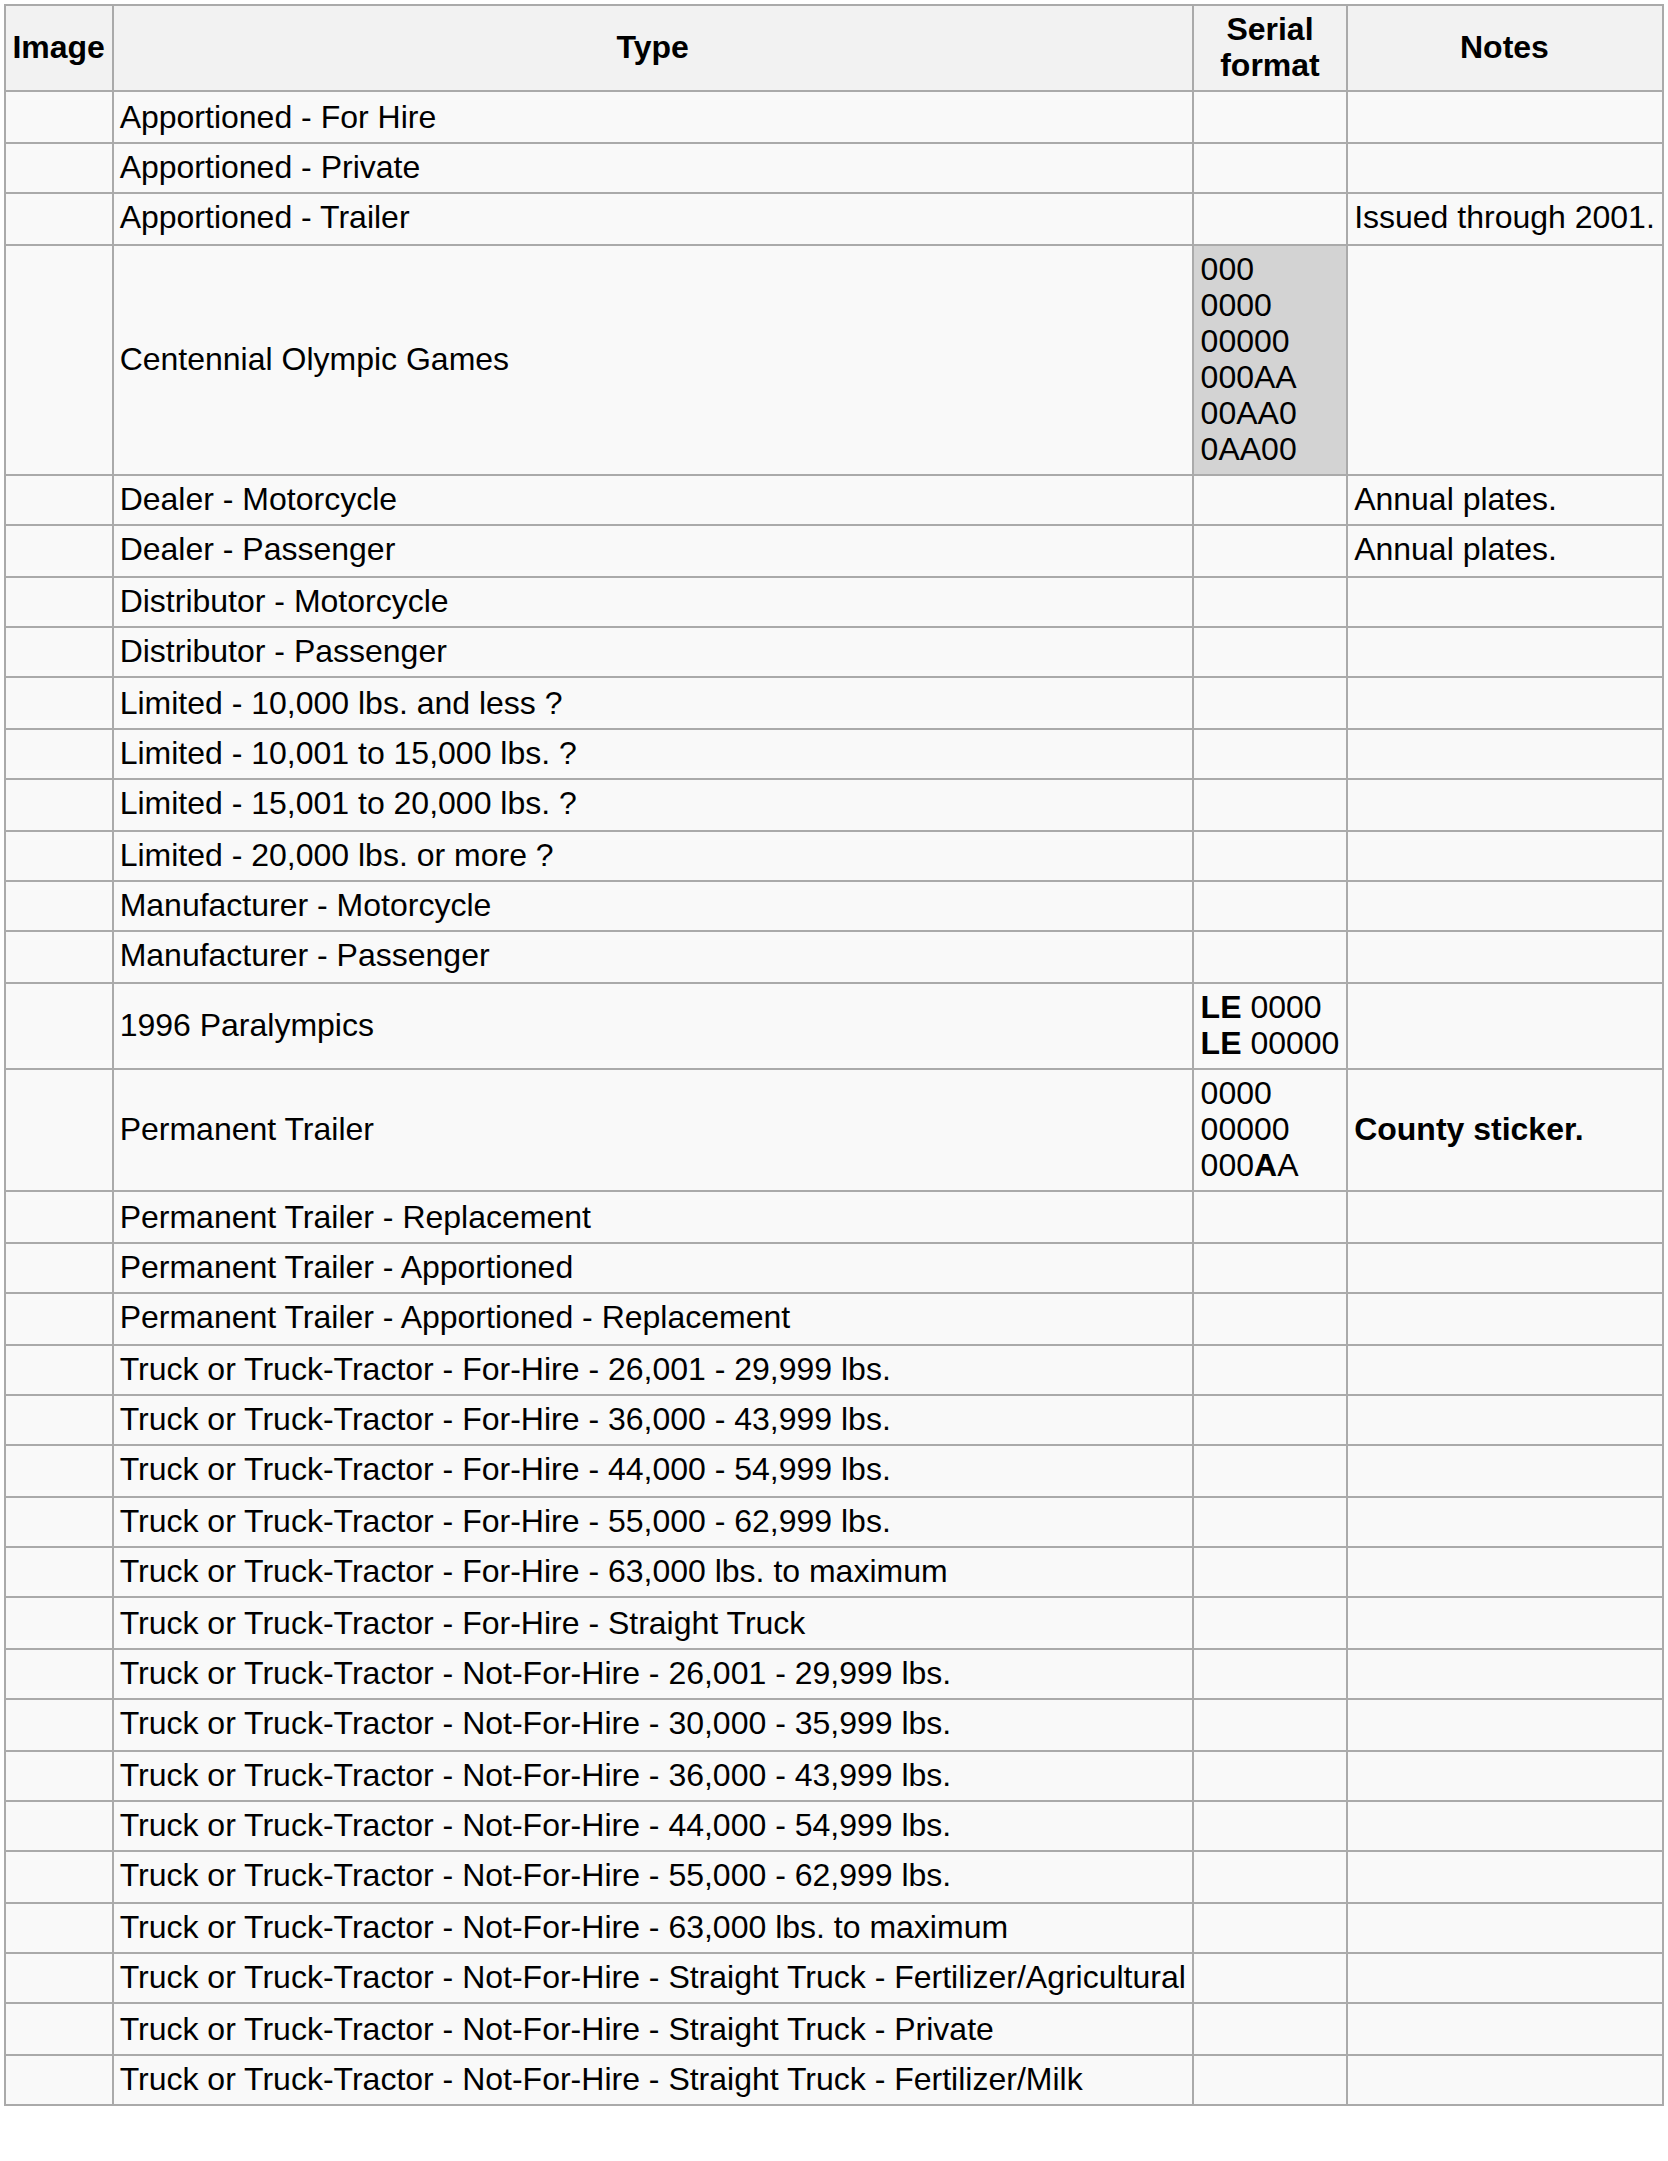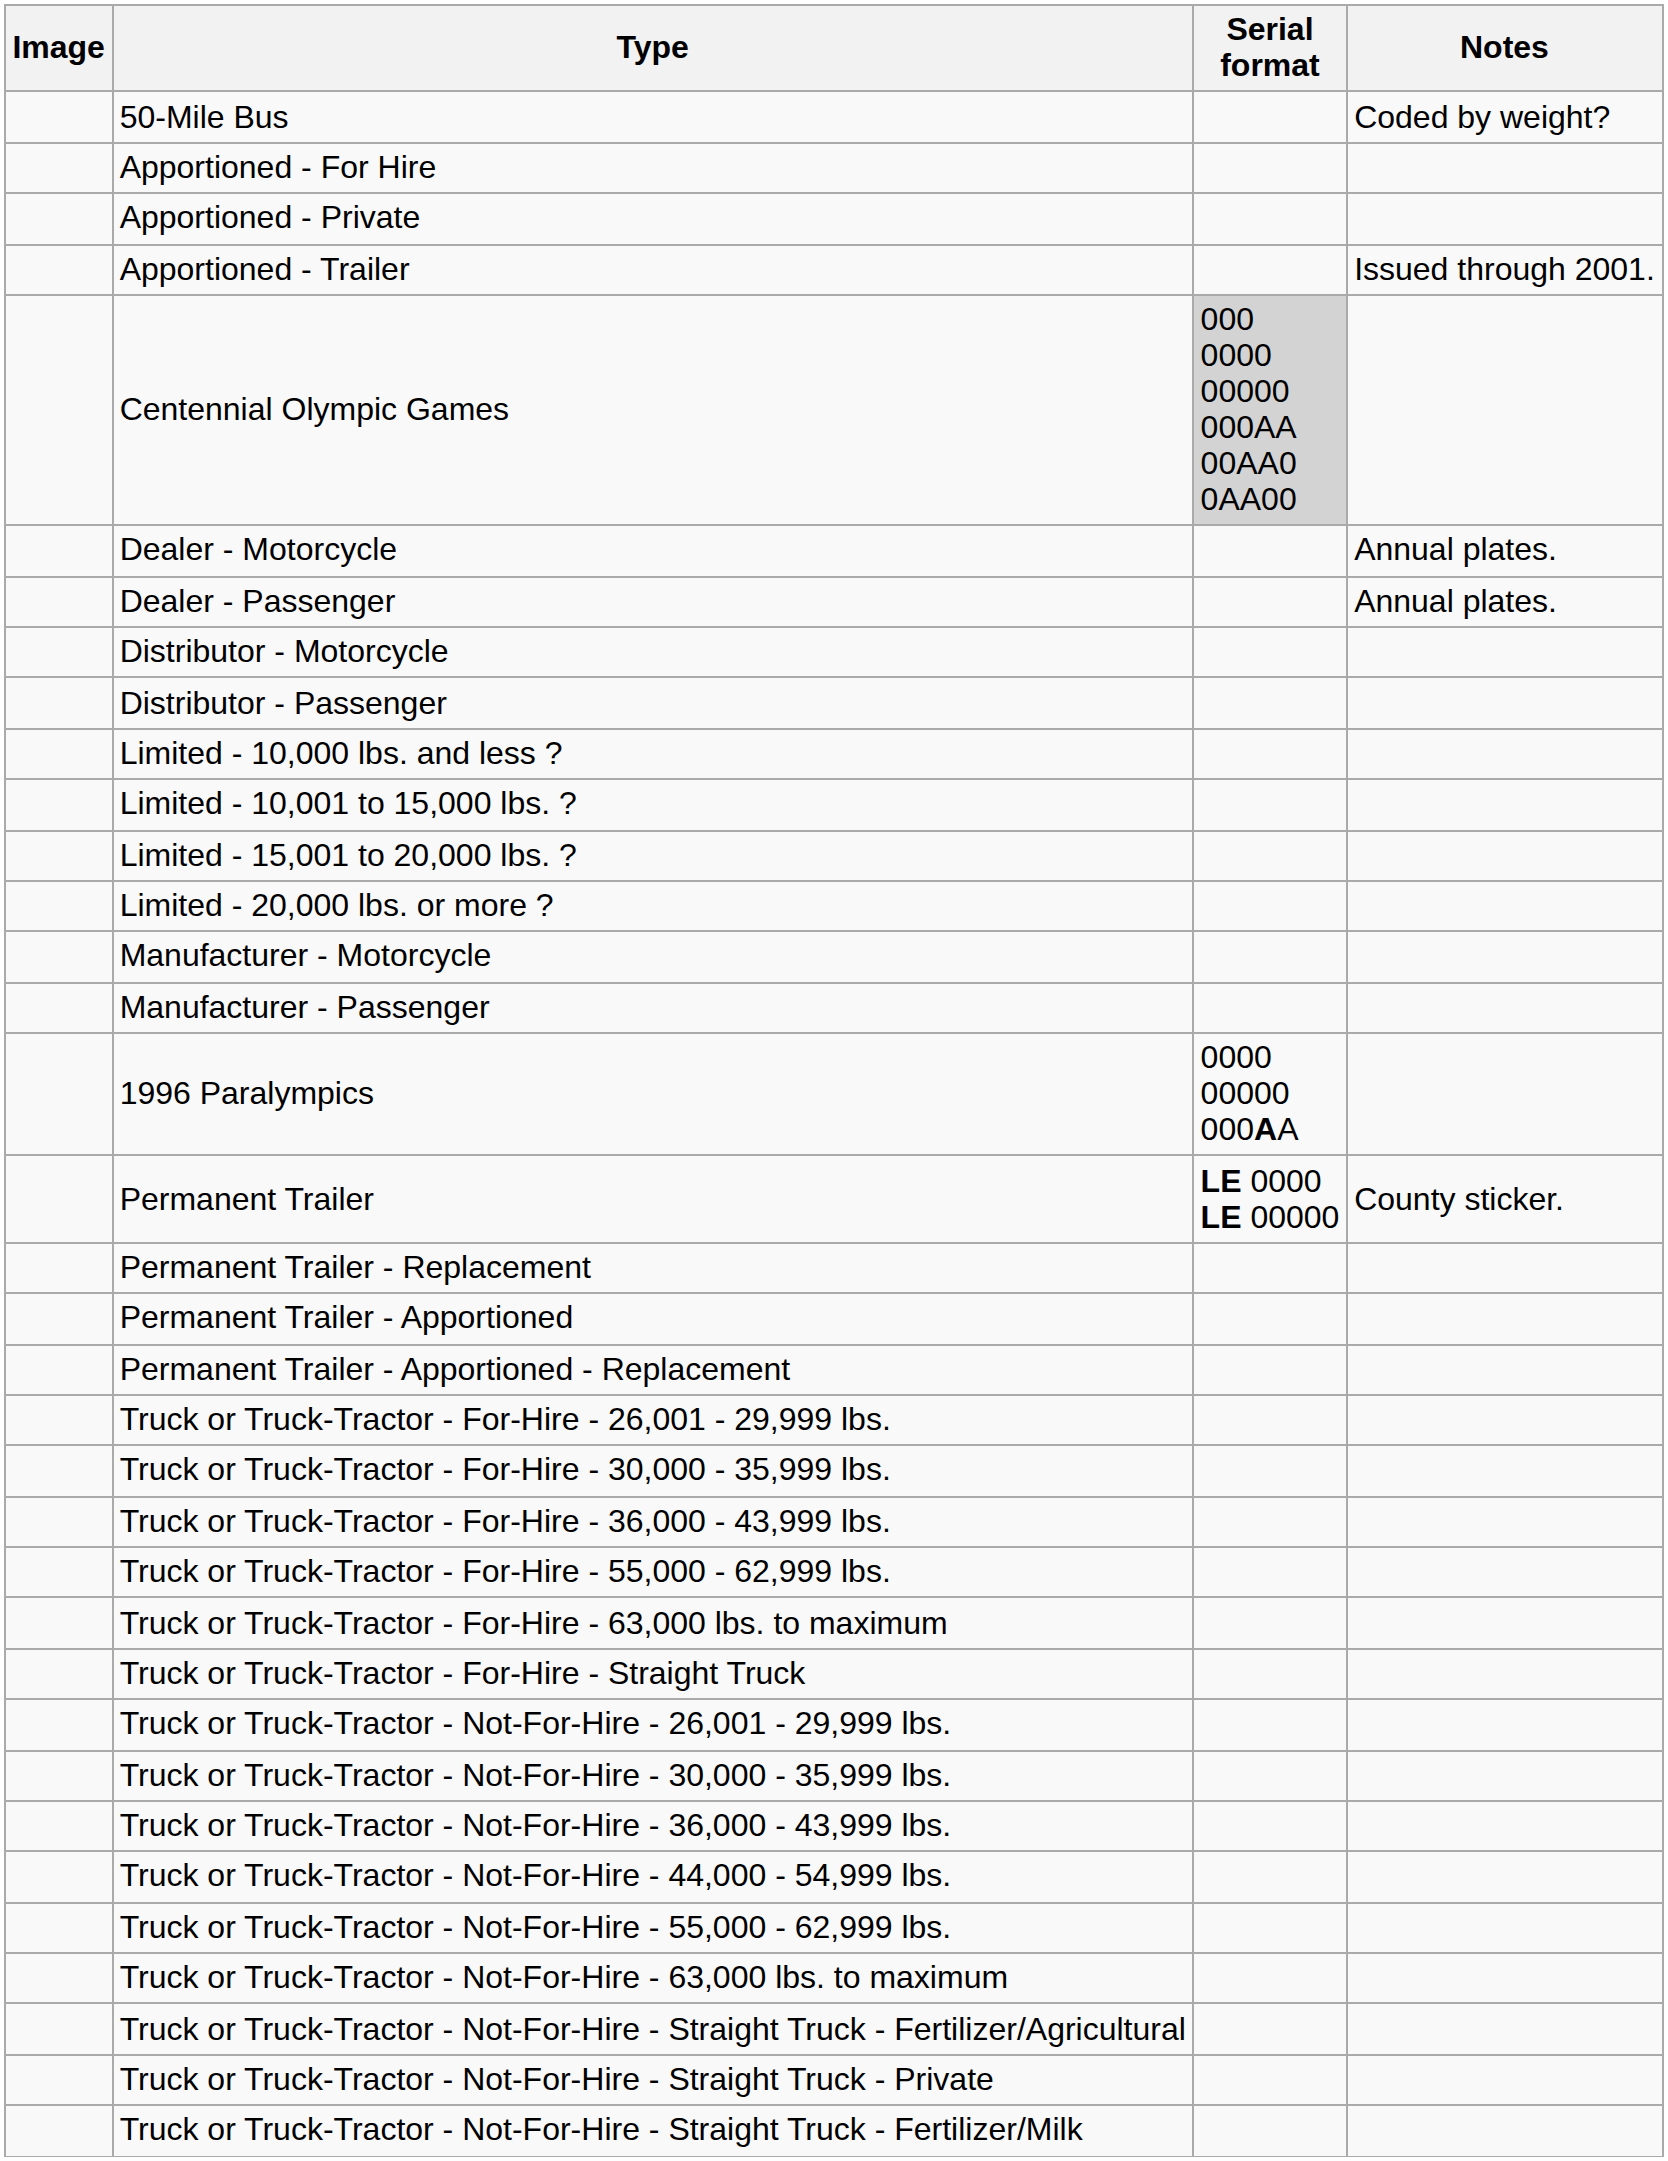+ row: (204, 116)
(1270, 1025) LE 0000 LE 00000 -> (1250, 1093) 0000 00000 000AA
(1250, 1129) 0000 00000 000AA -> (1270, 1198) LE 0000 LE 00000
(1469, 1129) bold -> (1459, 1198) normal
+ row: (505, 1470)
- row: (505, 1470)
